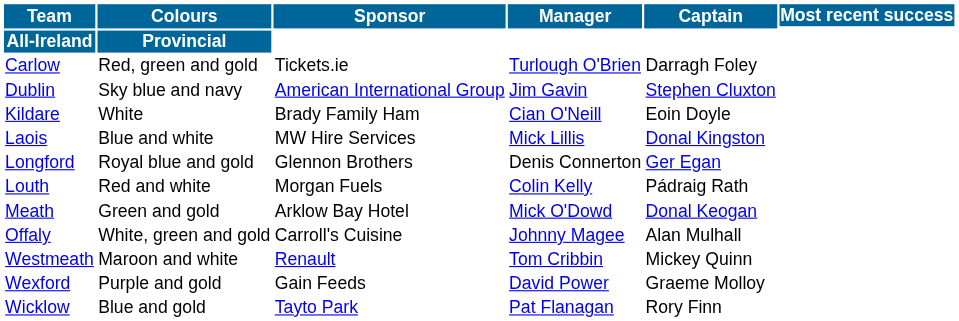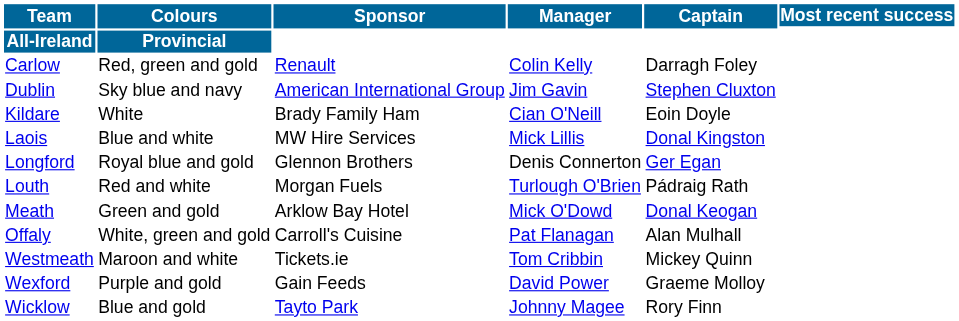(312, 65) Tickets.ie -> (305, 65) Renault
(575, 65) Turlough O'Brien -> (551, 65) Colin Kelly
(551, 186) Colin Kelly -> (575, 186) Turlough O'Brien
(567, 235) Johnny Magee -> (561, 235) Pat Flanagan
(305, 259) Renault -> (312, 259) Tickets.ie
(561, 307) Pat Flanagan -> (567, 307) Johnny Magee
